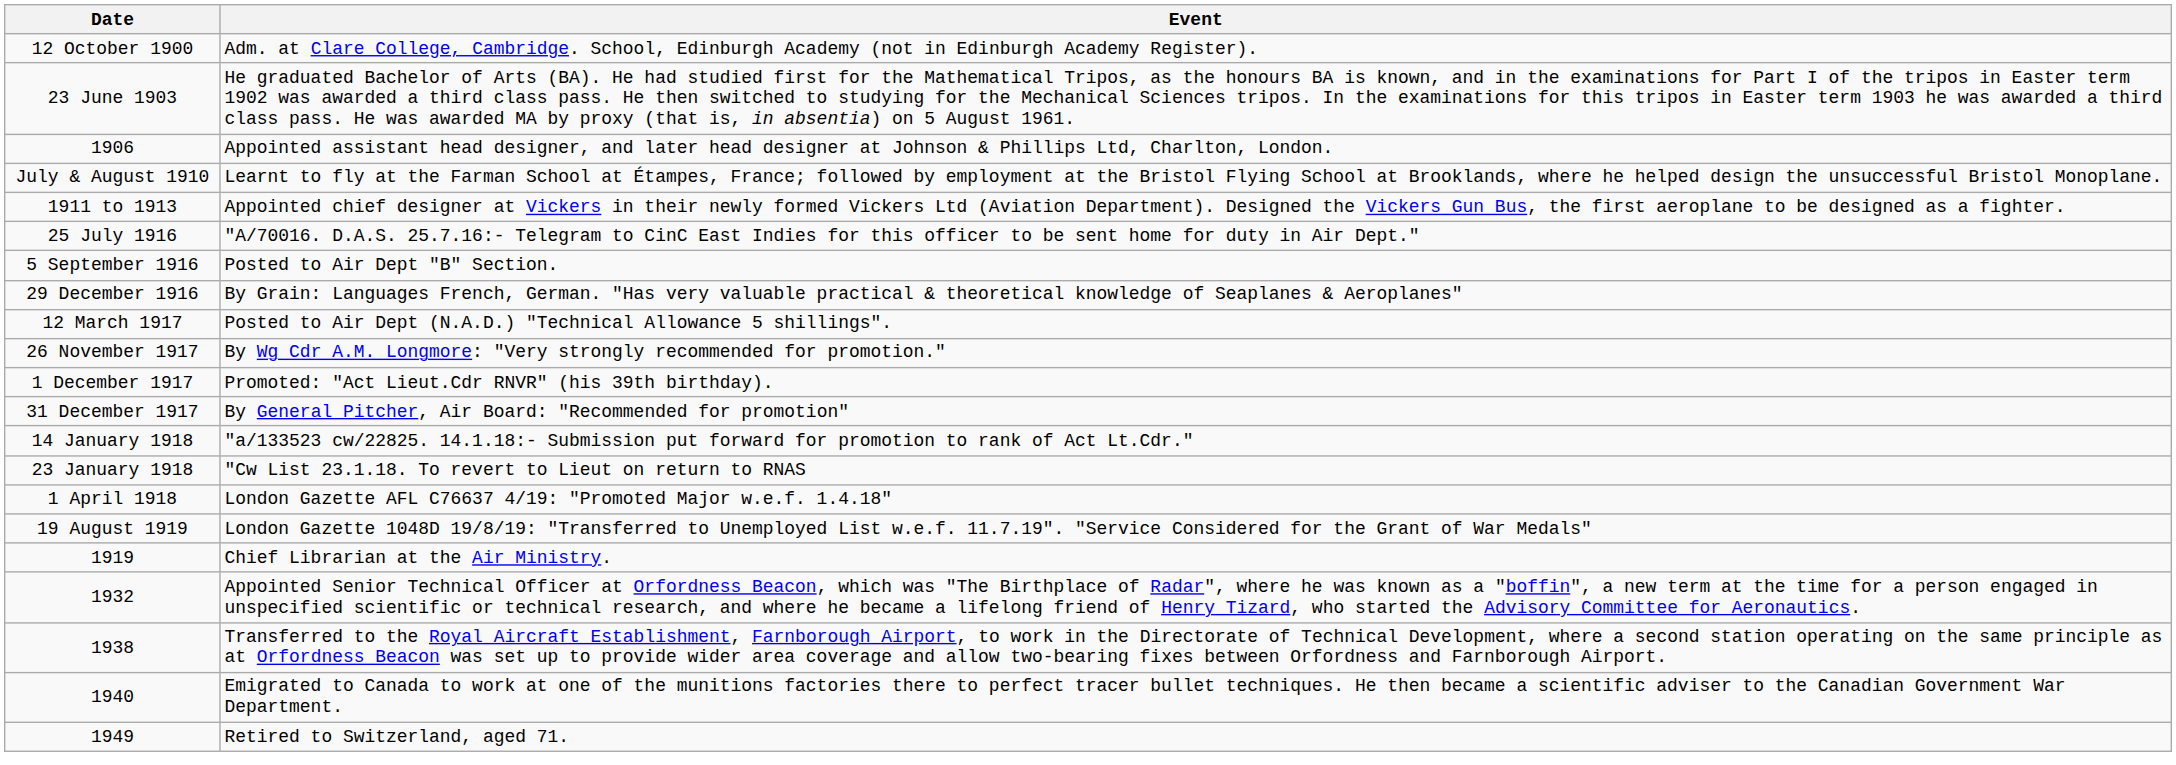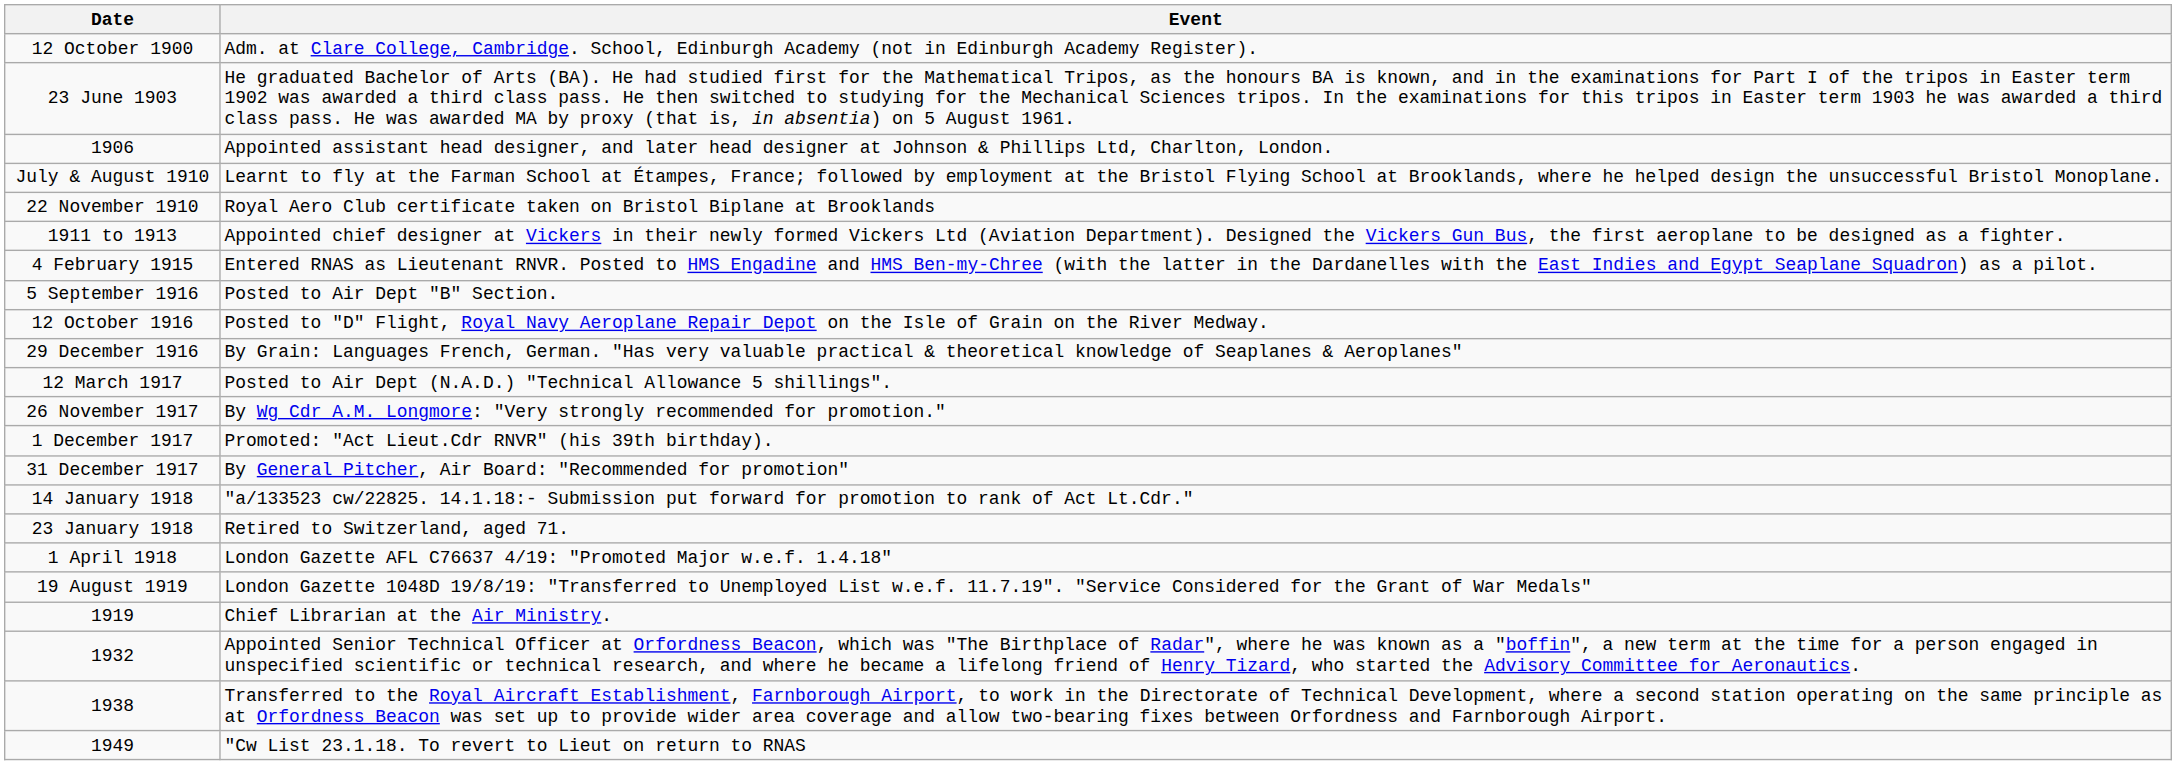+ row: (112, 207)
+ row: (112, 265)
- row: (112, 236)
+ row: (112, 324)
(515, 470) "Cw List 23.1.18. To revert to Lieut on return to RNAS -> (397, 529) Retired to Switzerland, aged 71.
- row: (112, 697)
(397, 737) Retired to Switzerland, aged 71. -> (515, 745) "Cw List 23.1.18. To revert to Lieut on return to RNAS
